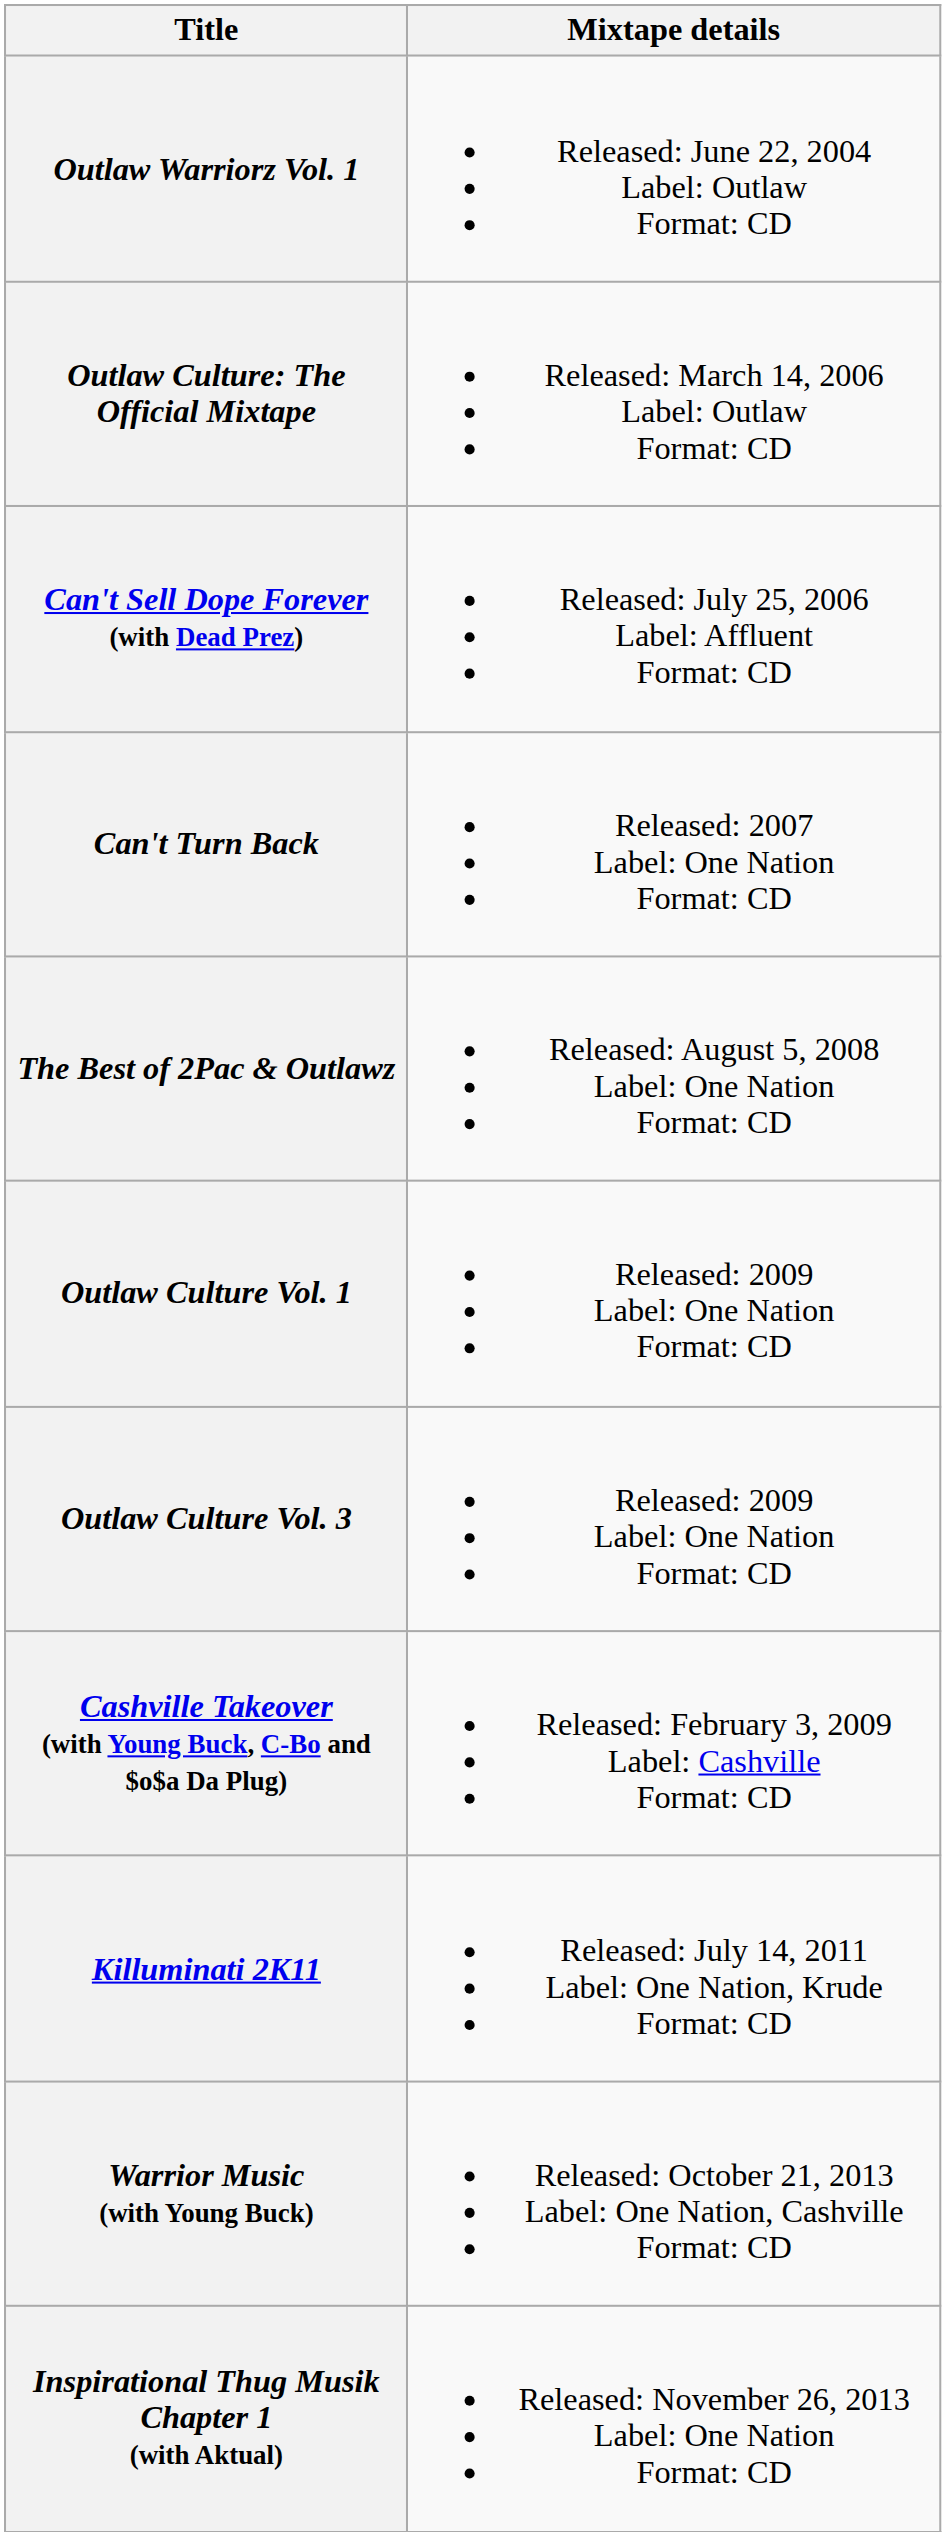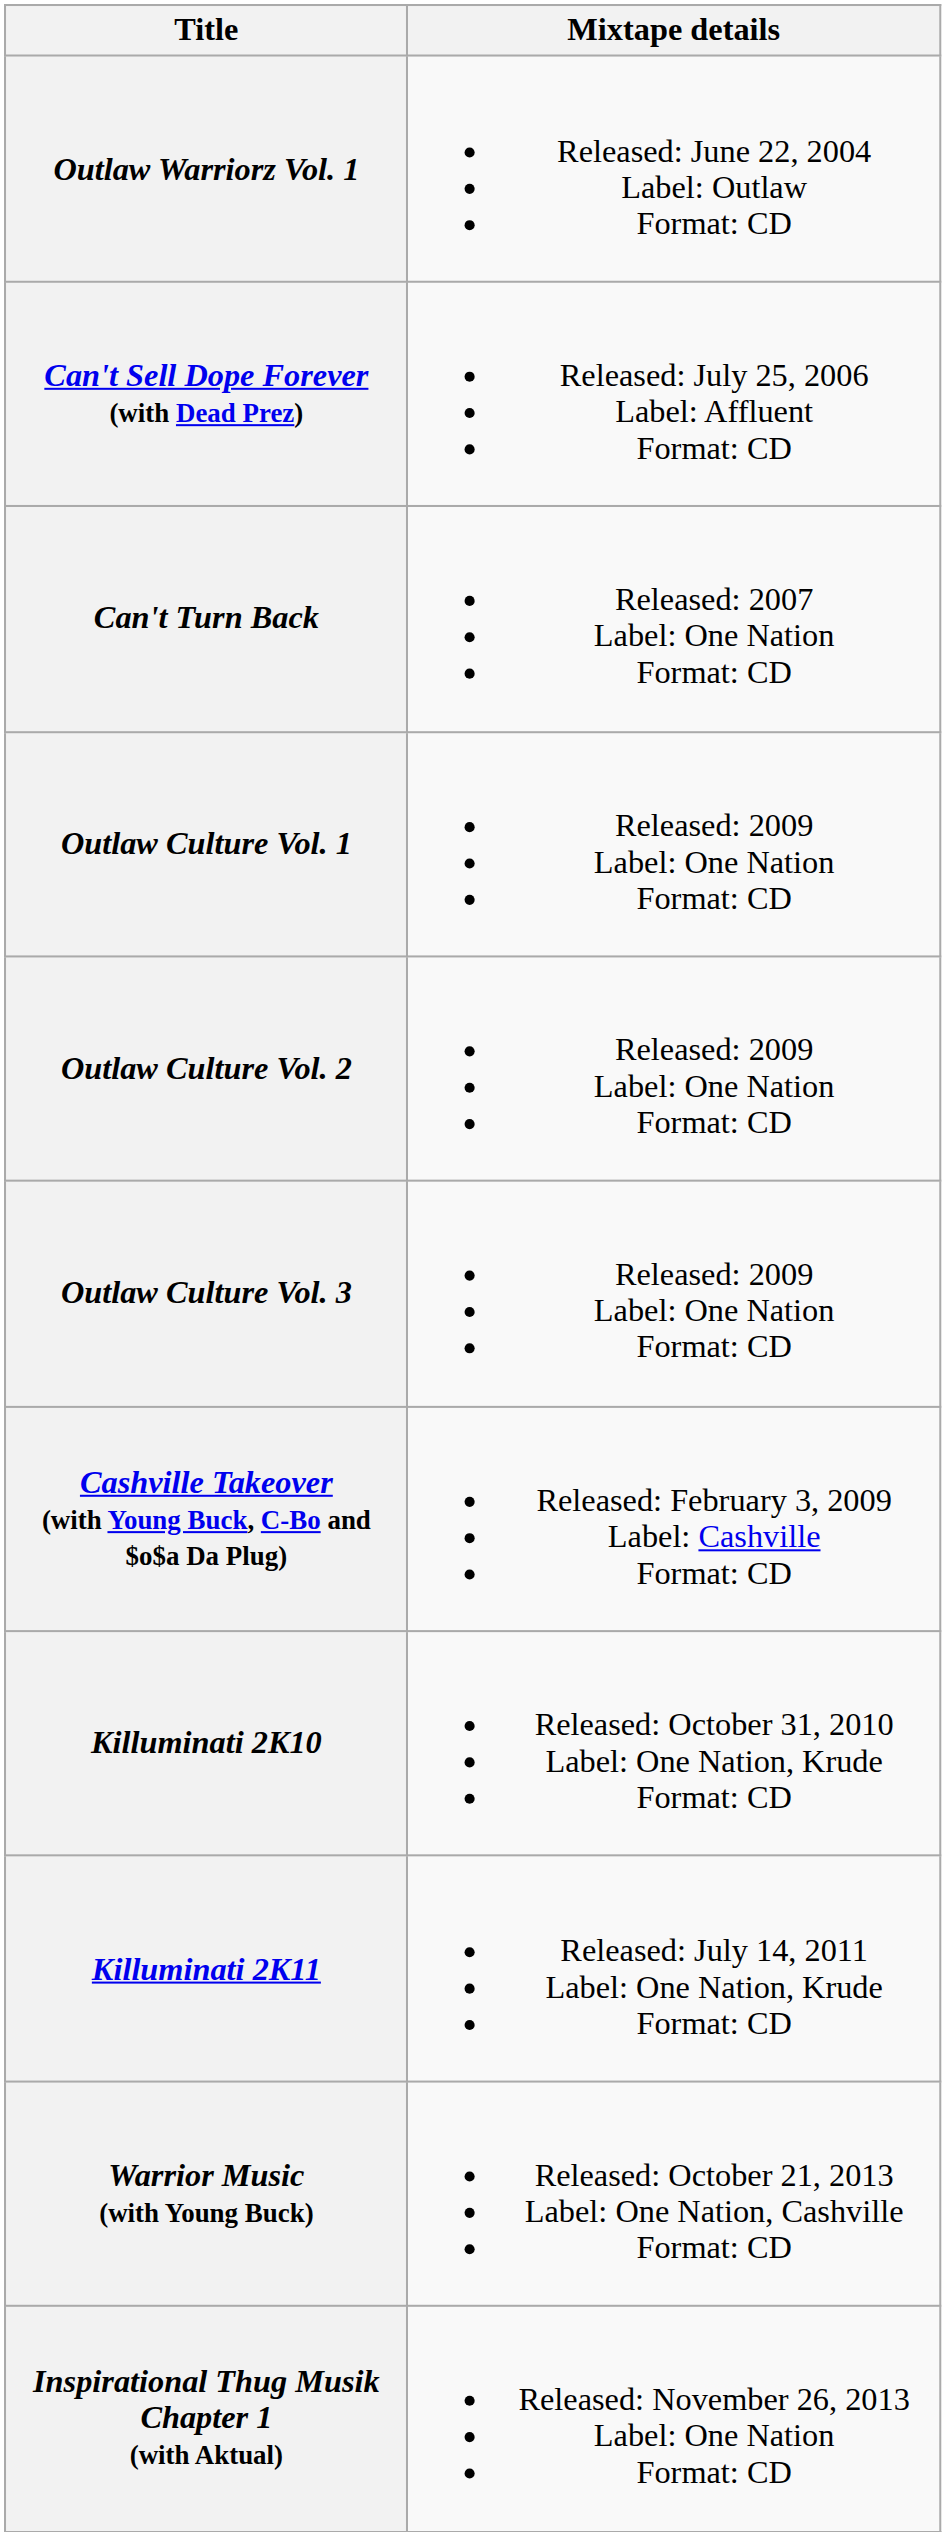- row: (206, 393)
- row: (206, 1068)
+ row: (206, 1068)
+ row: (206, 1743)
